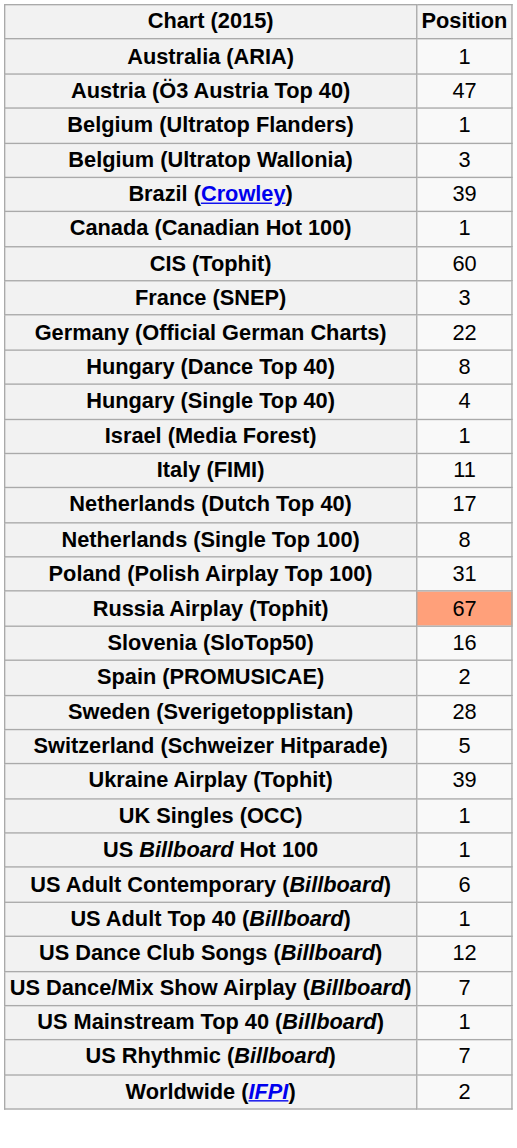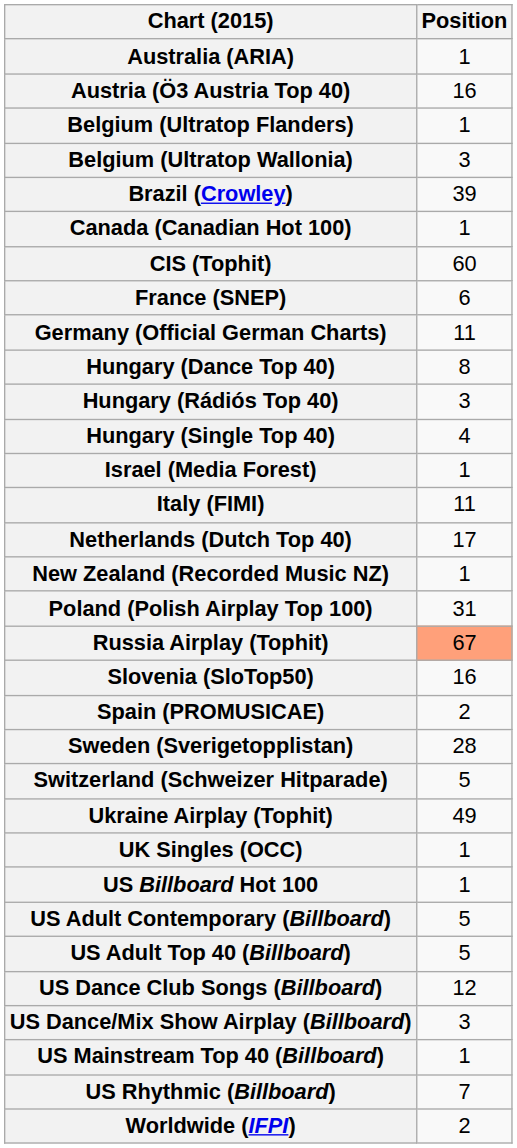(464, 90) 47 -> (464, 90) 16
(464, 297) 3 -> (464, 297) 6
(464, 332) 22 -> (464, 332) 11
+ row: (211, 401)
- row: (211, 539)
+ row: (211, 573)
(464, 780) 39 -> (464, 815) 49
(464, 884) 6 -> (464, 919) 5
(464, 919) 1 -> (464, 953) 5
(464, 988) 7 -> (464, 1022) 3
